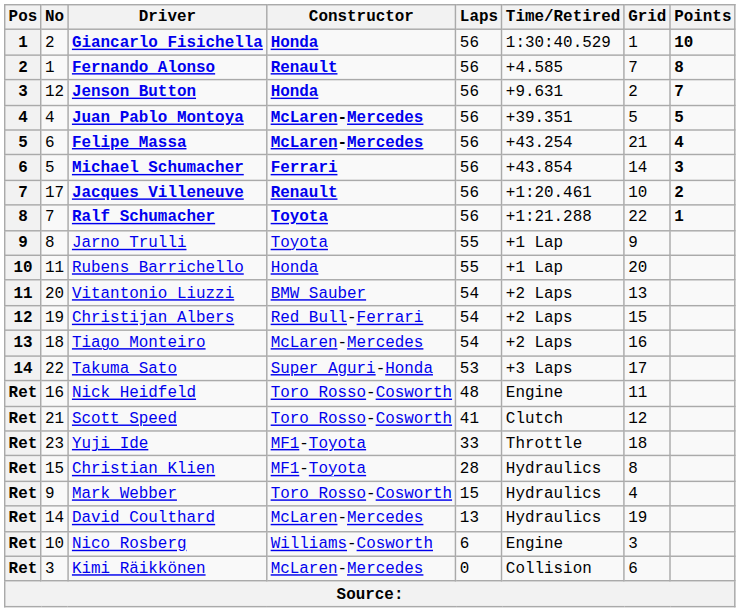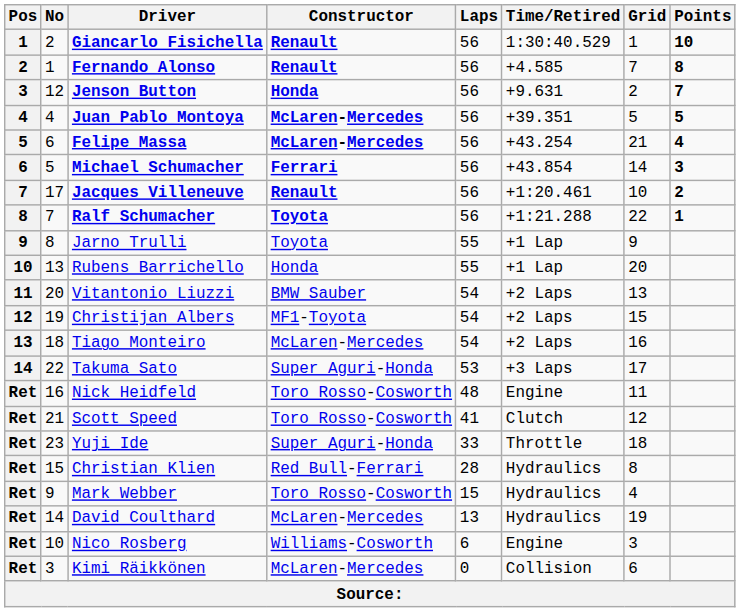(295, 42) Honda -> (304, 42) Renault
(55, 268) 11 -> (55, 268) 13
(347, 318) Red Bull-Ferrari -> (318, 318) MF1-Toyota
(318, 443) MF1-Toyota -> (352, 443) Super Aguri-Honda
(318, 468) MF1-Toyota -> (347, 468) Red Bull-Ferrari
